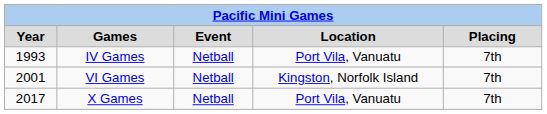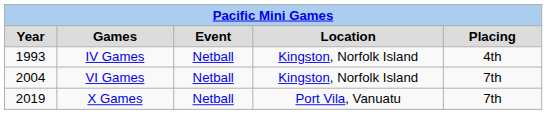(348, 57) Port Vila, Vanuatu -> (348, 57) Kingston, Norfolk Island
(492, 57) 7th -> (492, 57) 4th
(31, 78) 2001 -> (31, 78) 2004
(31, 99) 2017 -> (31, 99) 2019
